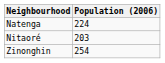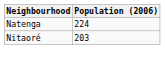- row: (28, 51)
